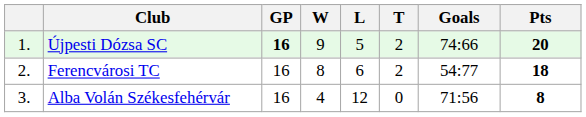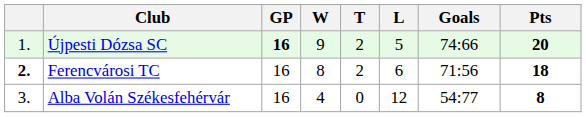columns swapped: (399, 17) <-> (360, 17)
(24, 71) normal -> (24, 71) bold
(459, 71) 54:77 -> (459, 71) 71:56
(459, 97) 71:56 -> (459, 97) 54:77
